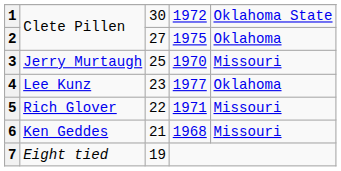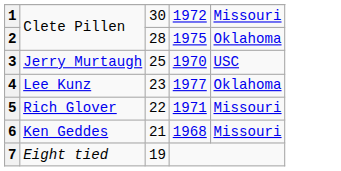(273, 16) Oklahoma State -> (248, 16) Missouri
(157, 39) 27 -> (157, 39) 28
(248, 62) Missouri -> (226, 62) USC
